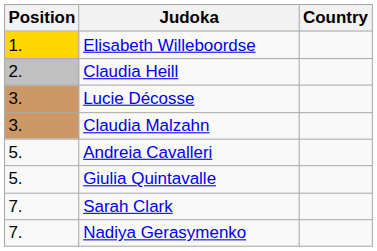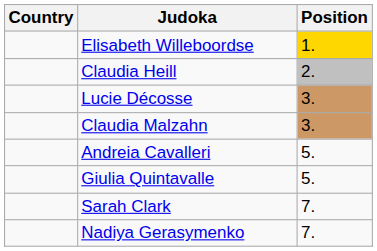columns swapped: (42, 17) <-> (335, 17)
